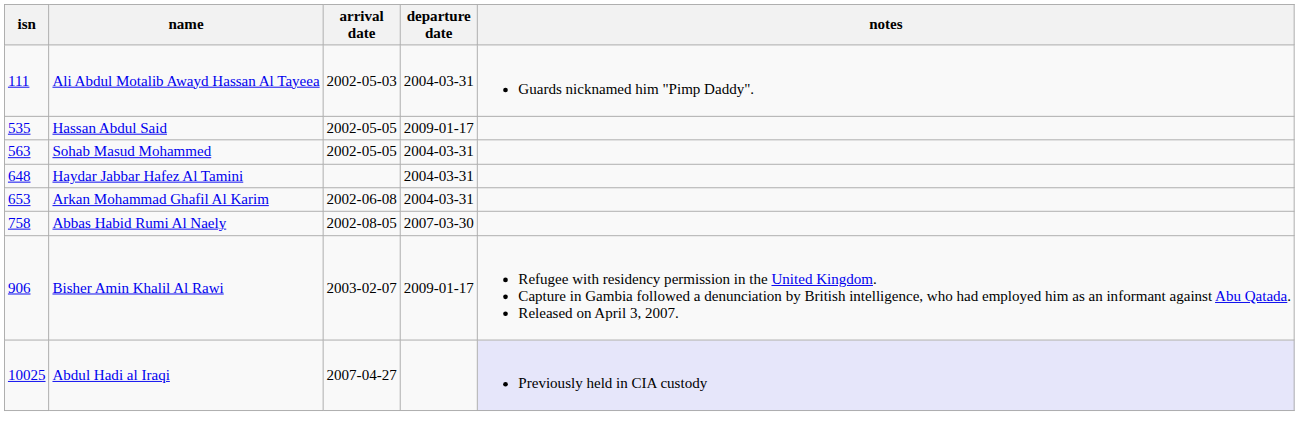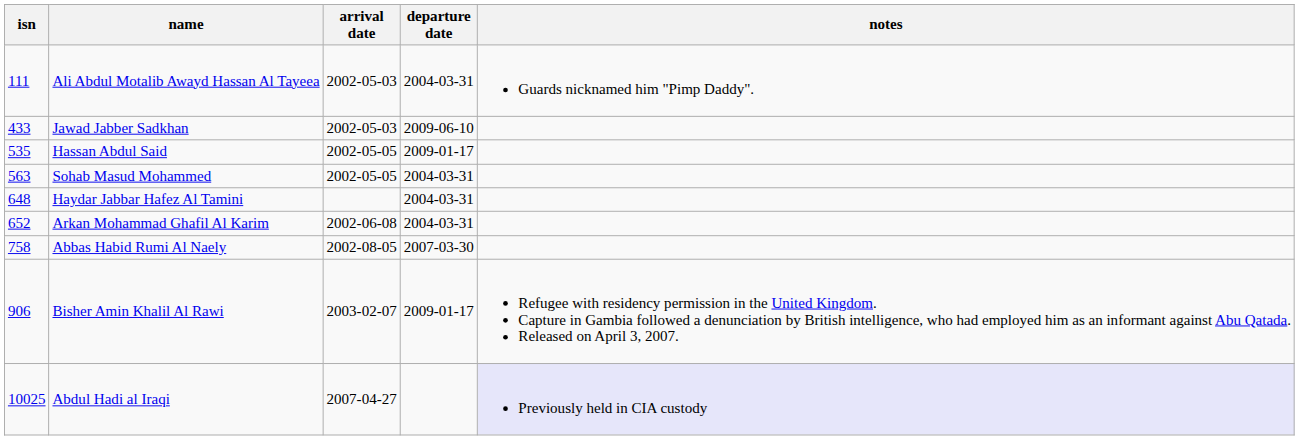+ row: (121, 128)
(19, 199) 653 -> (19, 223) 652
